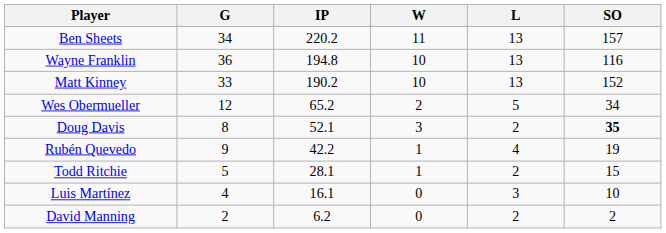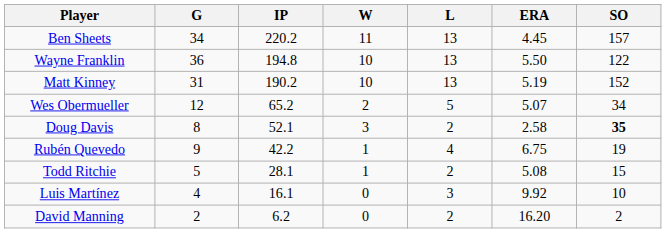+ column: (534, 15)
(613, 60) 116 -> (619, 60) 122
(225, 82) 33 -> (197, 82) 31
